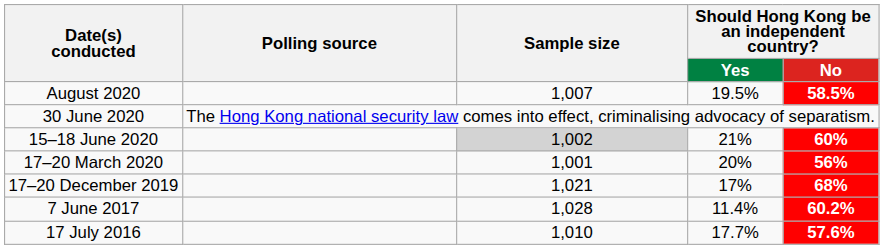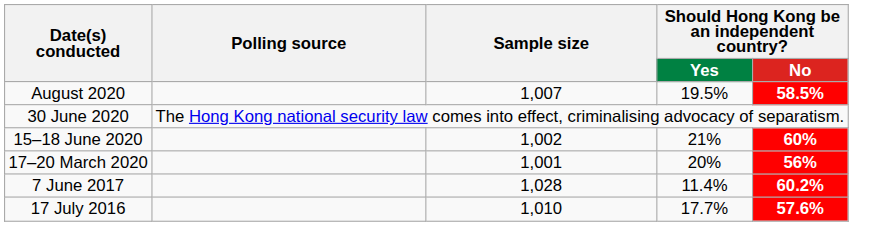(572, 139) lightgrey background -> (541, 139) no background
- row: (93, 186)
